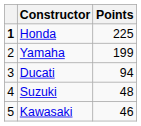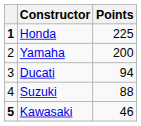(123, 53) 199 -> (123, 53) 200
(127, 92) 48 -> (127, 92) 88
(11, 112) normal -> (11, 112) bold
